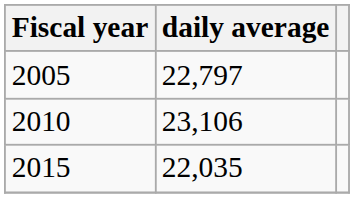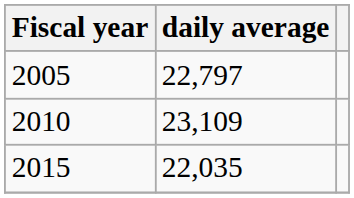(202, 121) 23,106 -> (202, 121) 23,109
